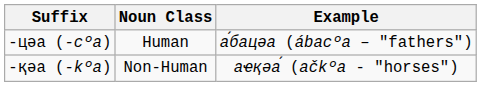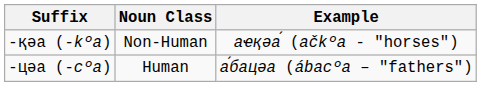rows swapped: (60, 43) <-> (60, 68)
